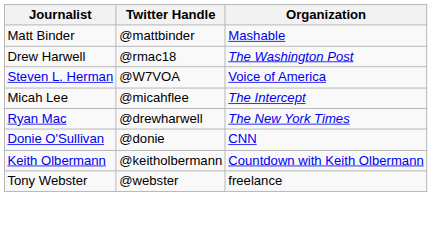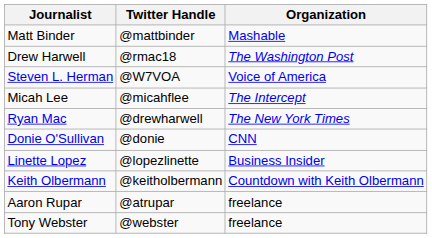+ row: (47, 160)
+ row: (45, 202)
